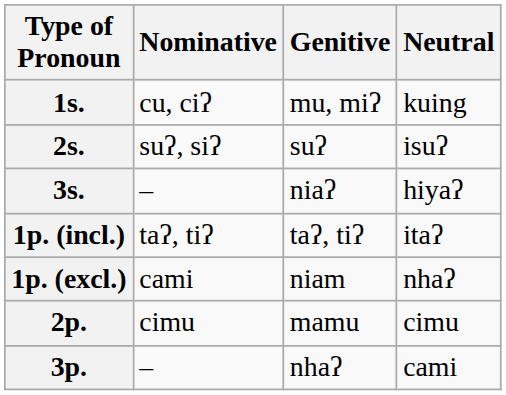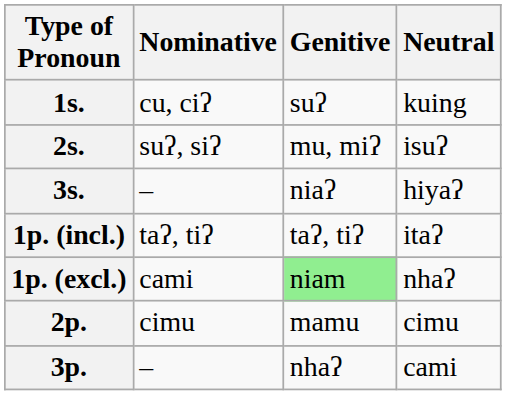(335, 102) mu, miʔ -> (308, 102) suʔ
(308, 146) suʔ -> (335, 146) mu, miʔ
(318, 278) no background -> (318, 278) lightgreen background
